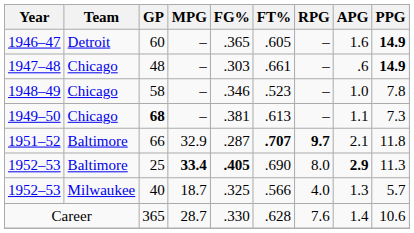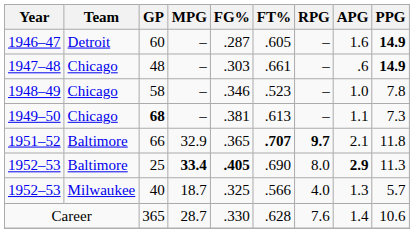(237, 41) .365 -> (237, 41) .287
(237, 141) .287 -> (237, 141) .365
